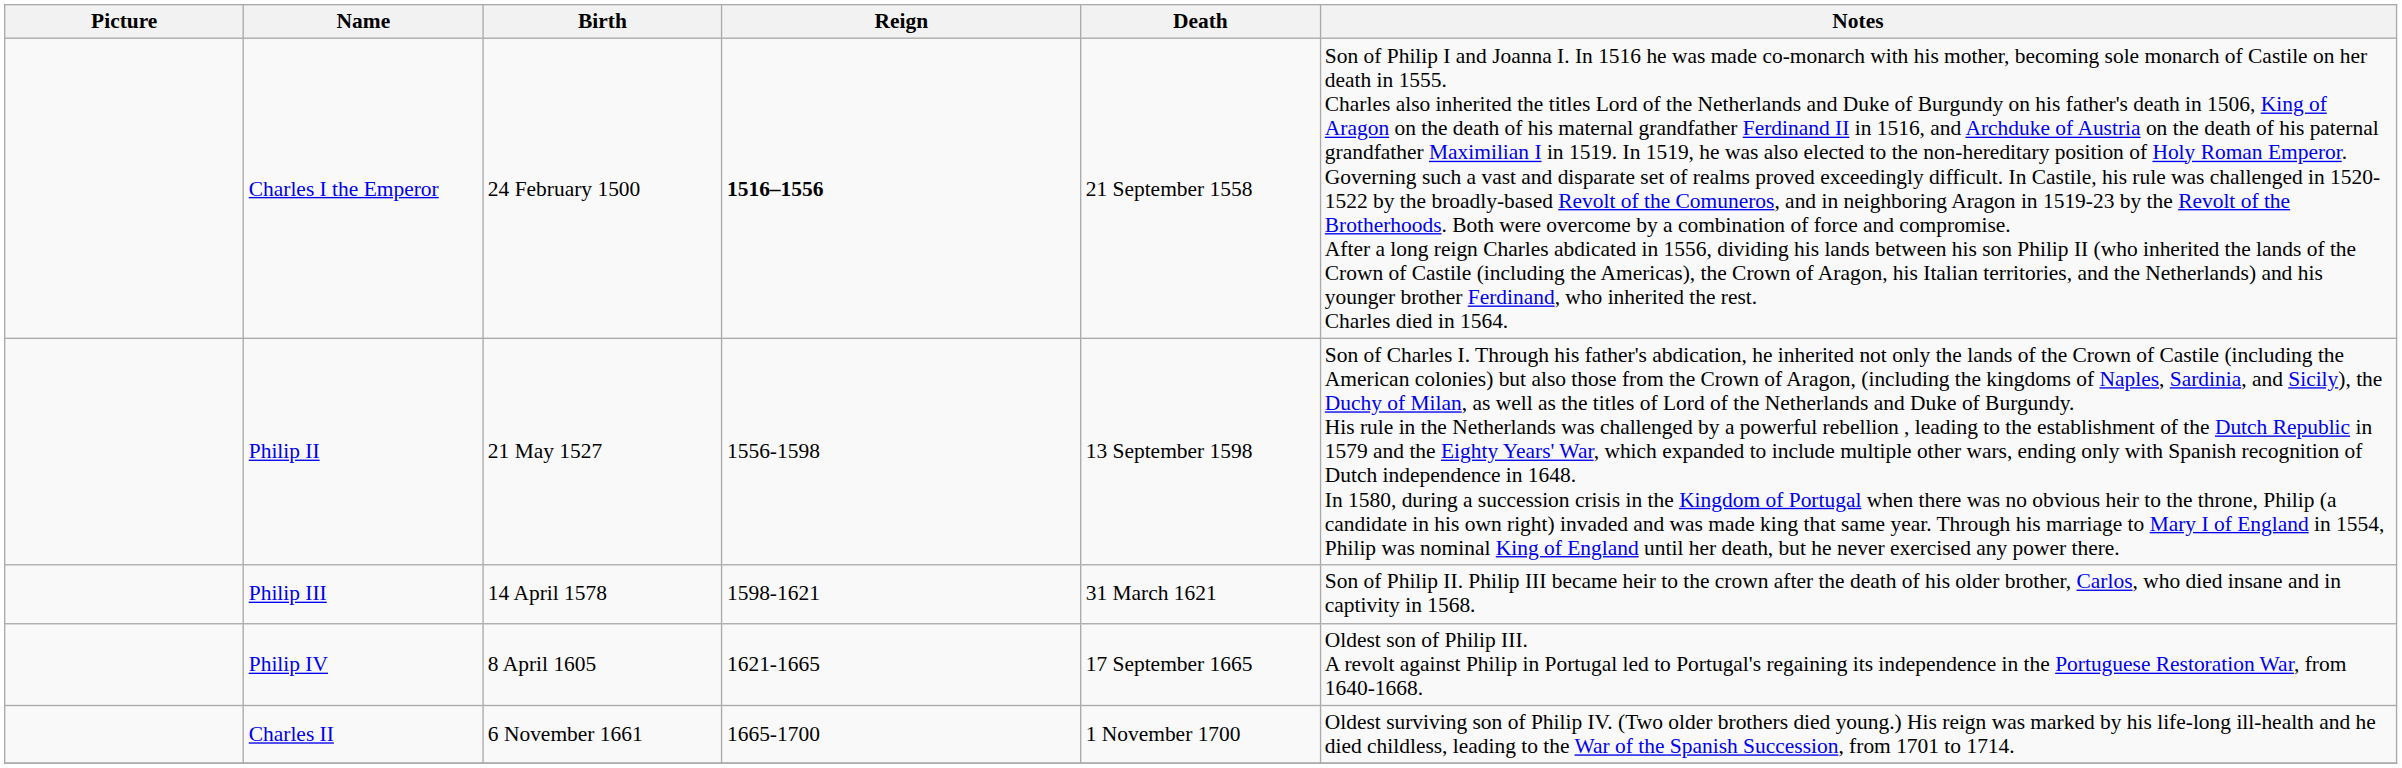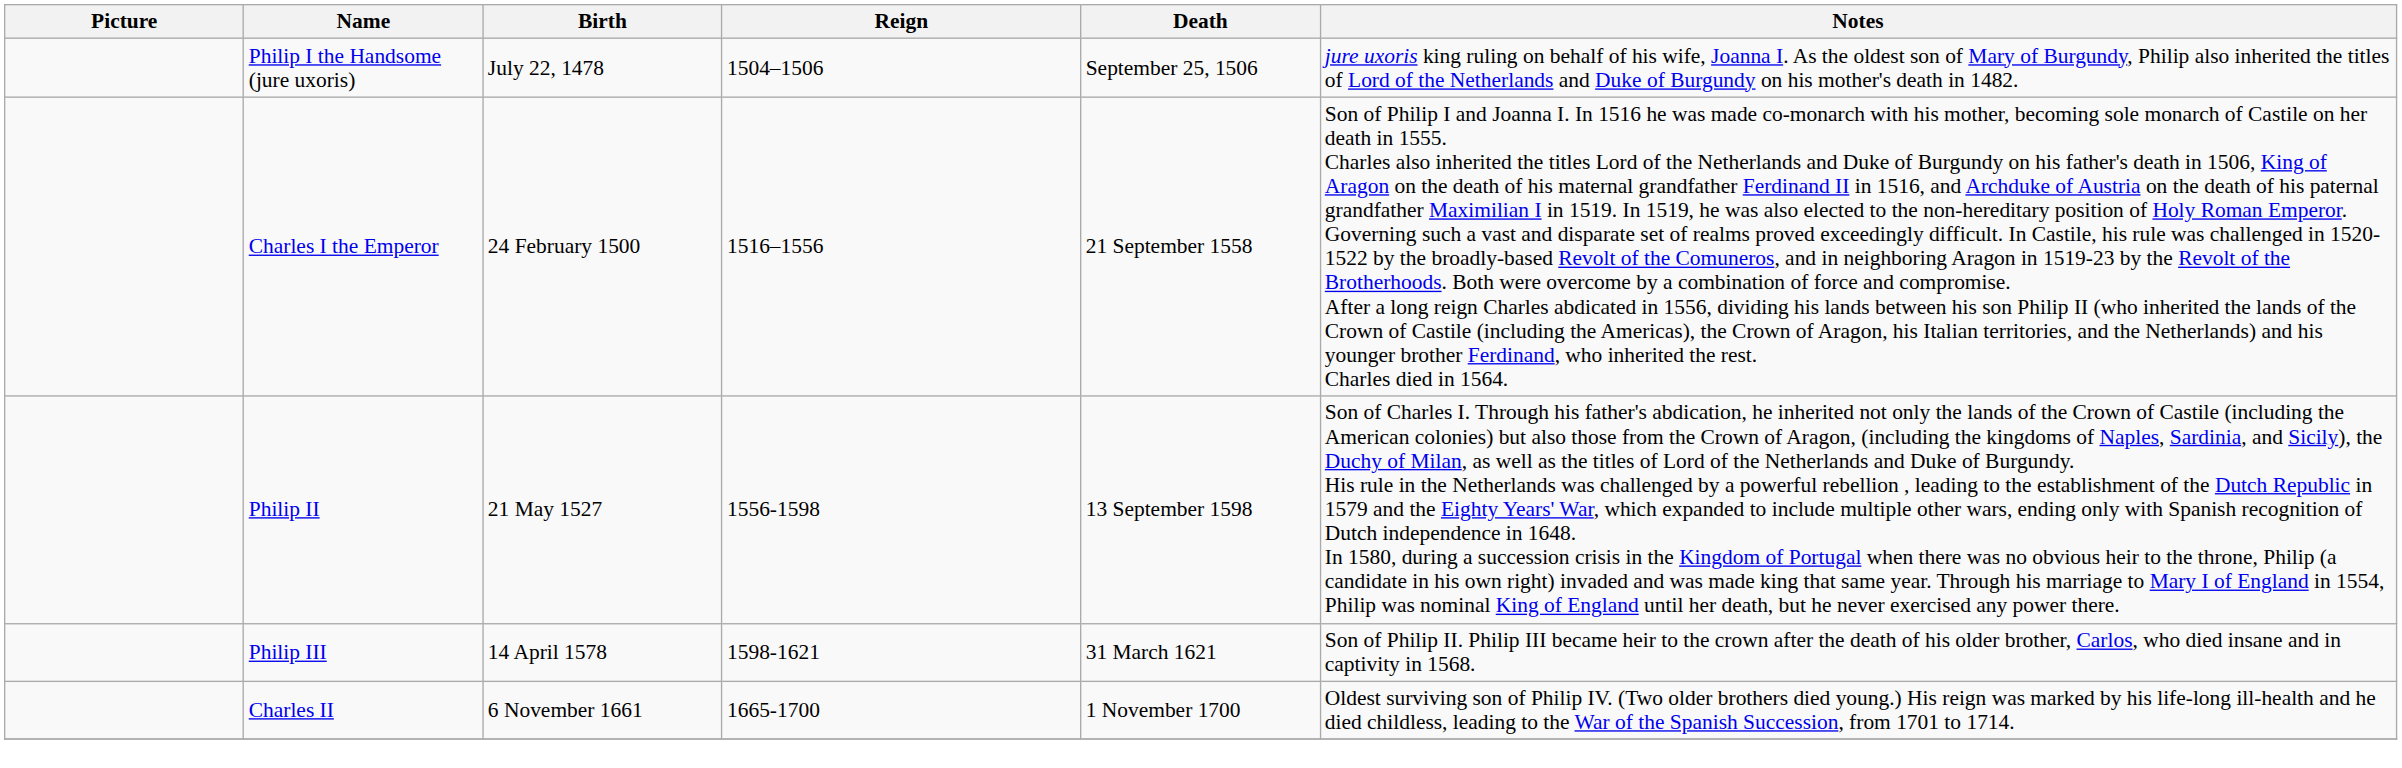+ row: (345, 67)
(775, 188) bold -> (775, 246) normal
- row: (288, 664)
